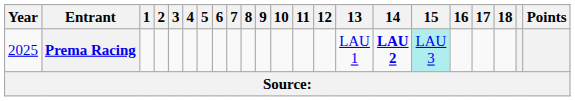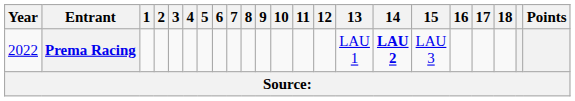(23, 49) 2025 -> (23, 49) 2022
(431, 49) paleturquoise background -> (431, 49) no background
